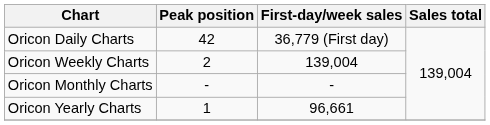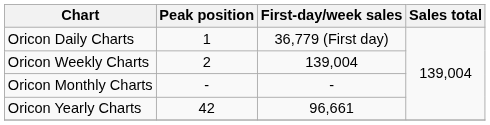(207, 39) 42 -> (207, 39) 1
(207, 108) 1 -> (207, 108) 42
